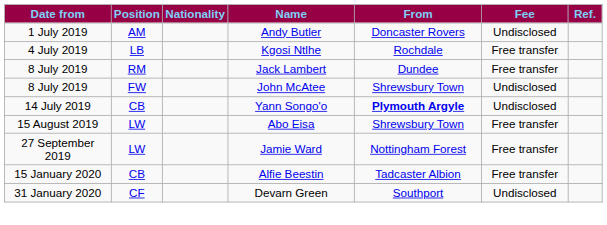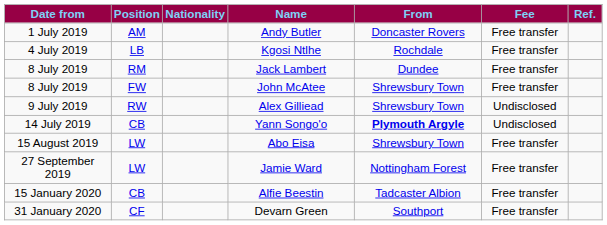(525, 32) Undisclosed -> (525, 32) Free transfer
(525, 88) Undisclosed -> (525, 88) Free transfer
+ row: (291, 106)
(525, 193) Undisclosed -> (525, 211) Free transfer
